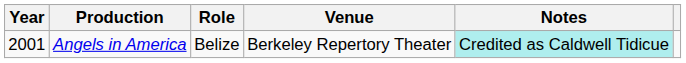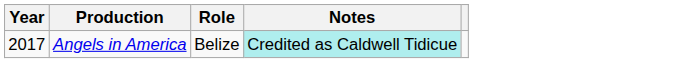- column: (349, 17)
(27, 44) 2001 -> (27, 44) 2017
